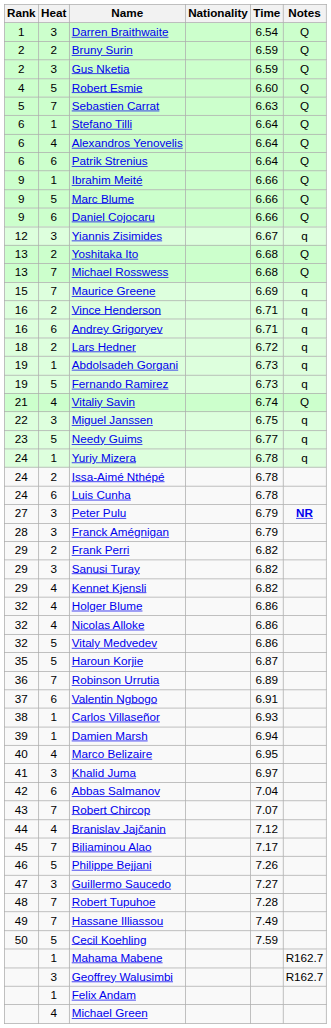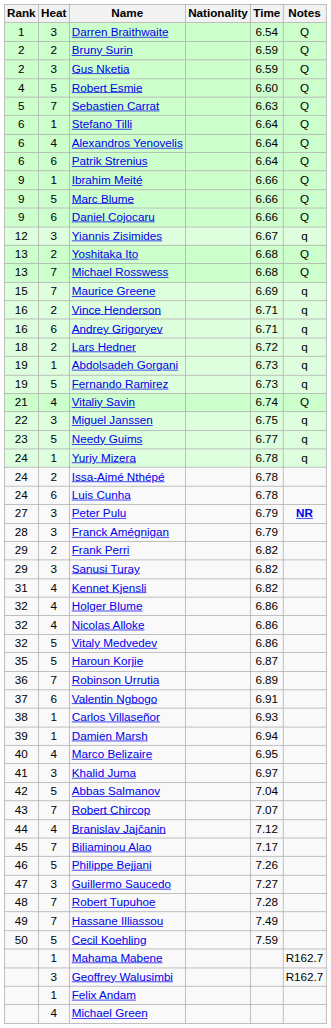(21, 587) 29 -> (21, 587) 31
(54, 791) 6 -> (54, 791) 5
